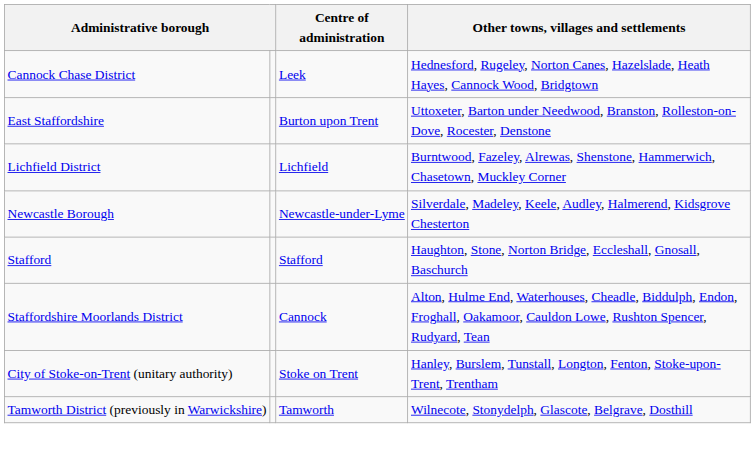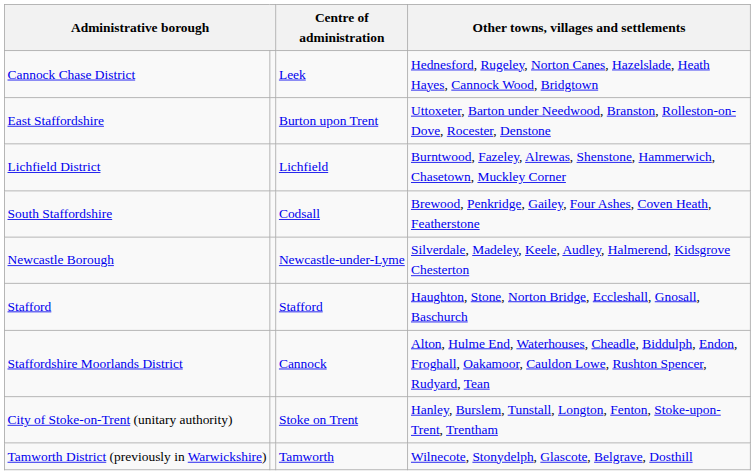+ row: (60, 213)
